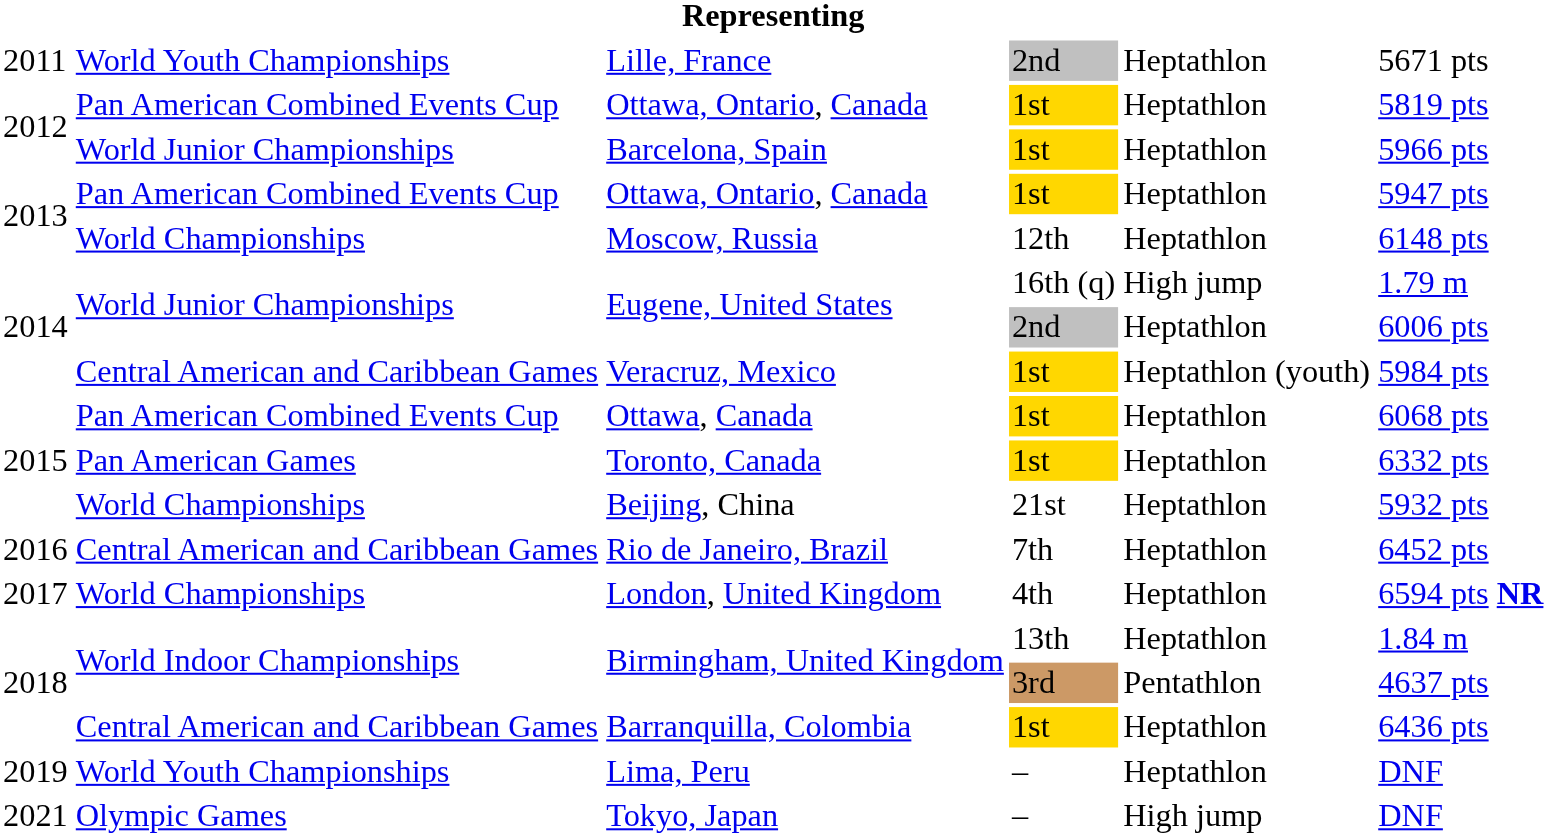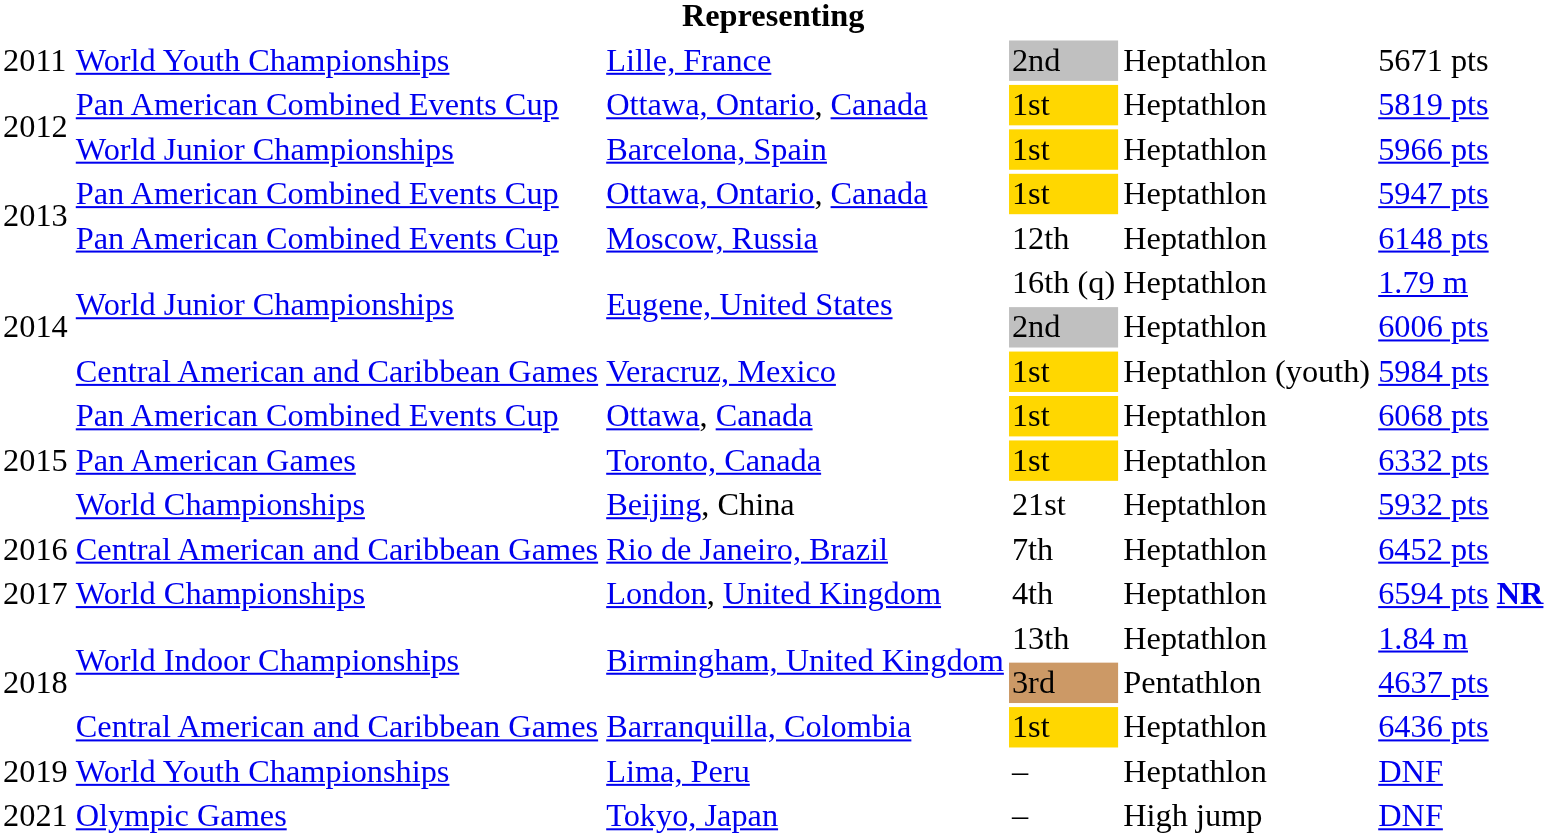(220, 237) World Championships -> (317, 237) Pan American Combined Events Cup
(1193, 282) High jump -> (1195, 282) Heptathlon
